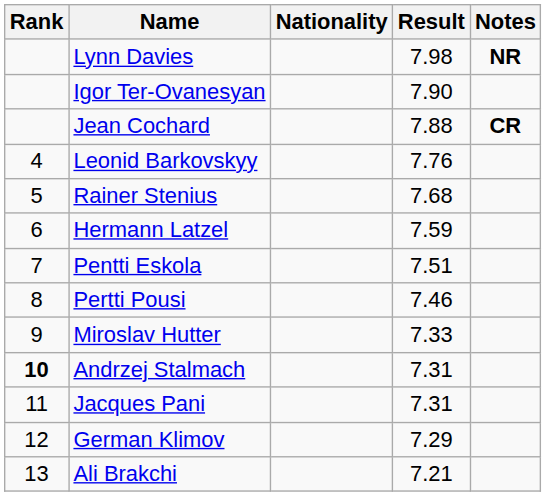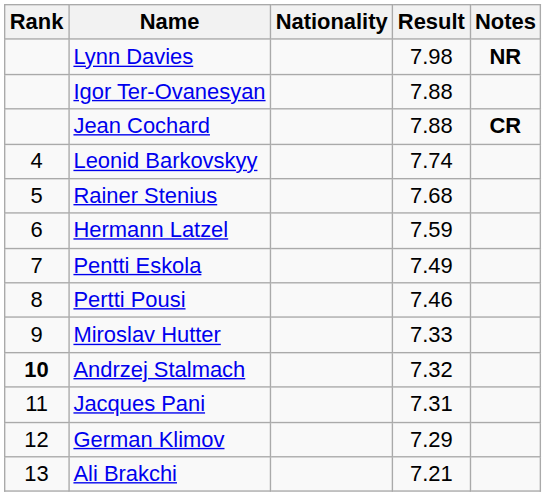(431, 91) 7.90 -> (431, 91) 7.88
(431, 160) 7.76 -> (431, 160) 7.74
(431, 265) 7.51 -> (431, 265) 7.49
(431, 369) 7.31 -> (431, 369) 7.32
